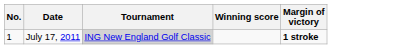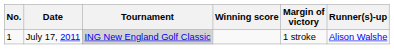+ column: (358, 17)
(301, 37) bold -> (299, 37) normal
